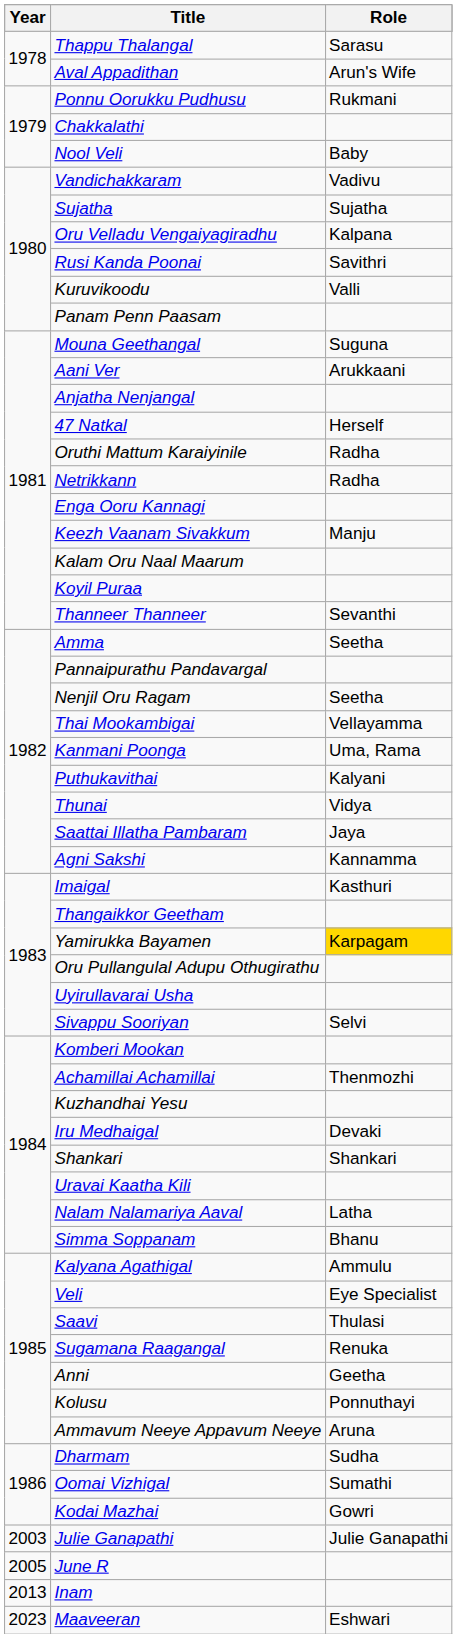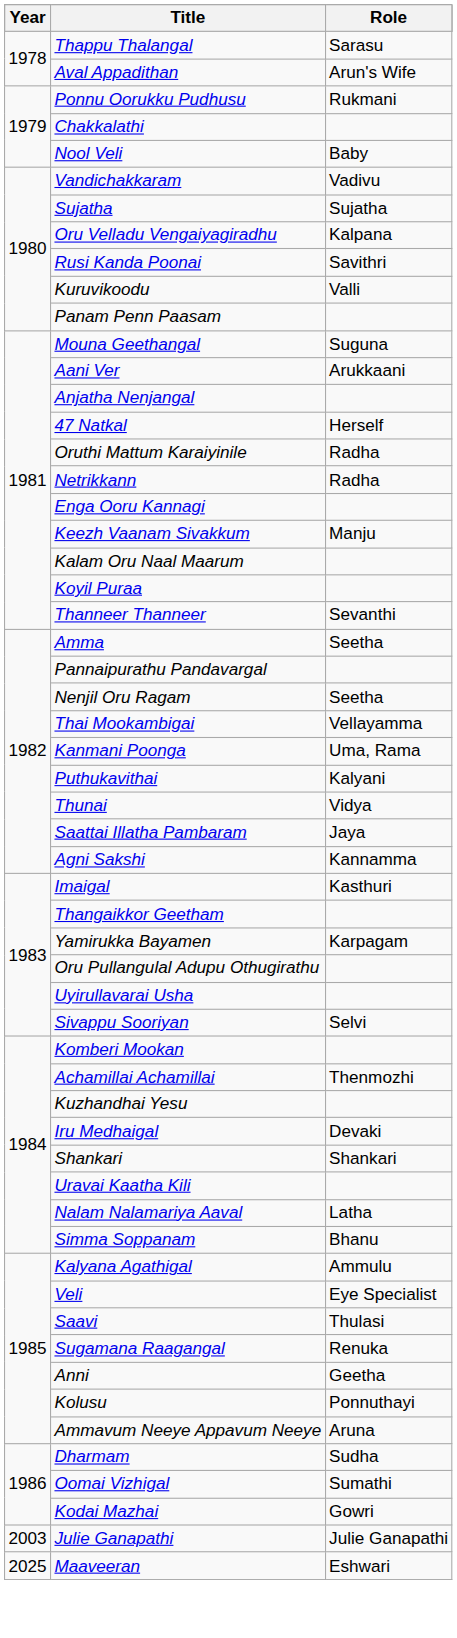(369, 941) gold background -> (369, 941) no background
- row: (82, 1565)
- row: (73, 1592)
(28, 1619) 2023 -> (28, 1565) 2025
